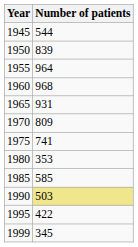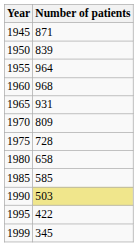(44, 31) 544 -> (44, 31) 871
(44, 141) 741 -> (44, 141) 728
(44, 159) 353 -> (44, 159) 658
